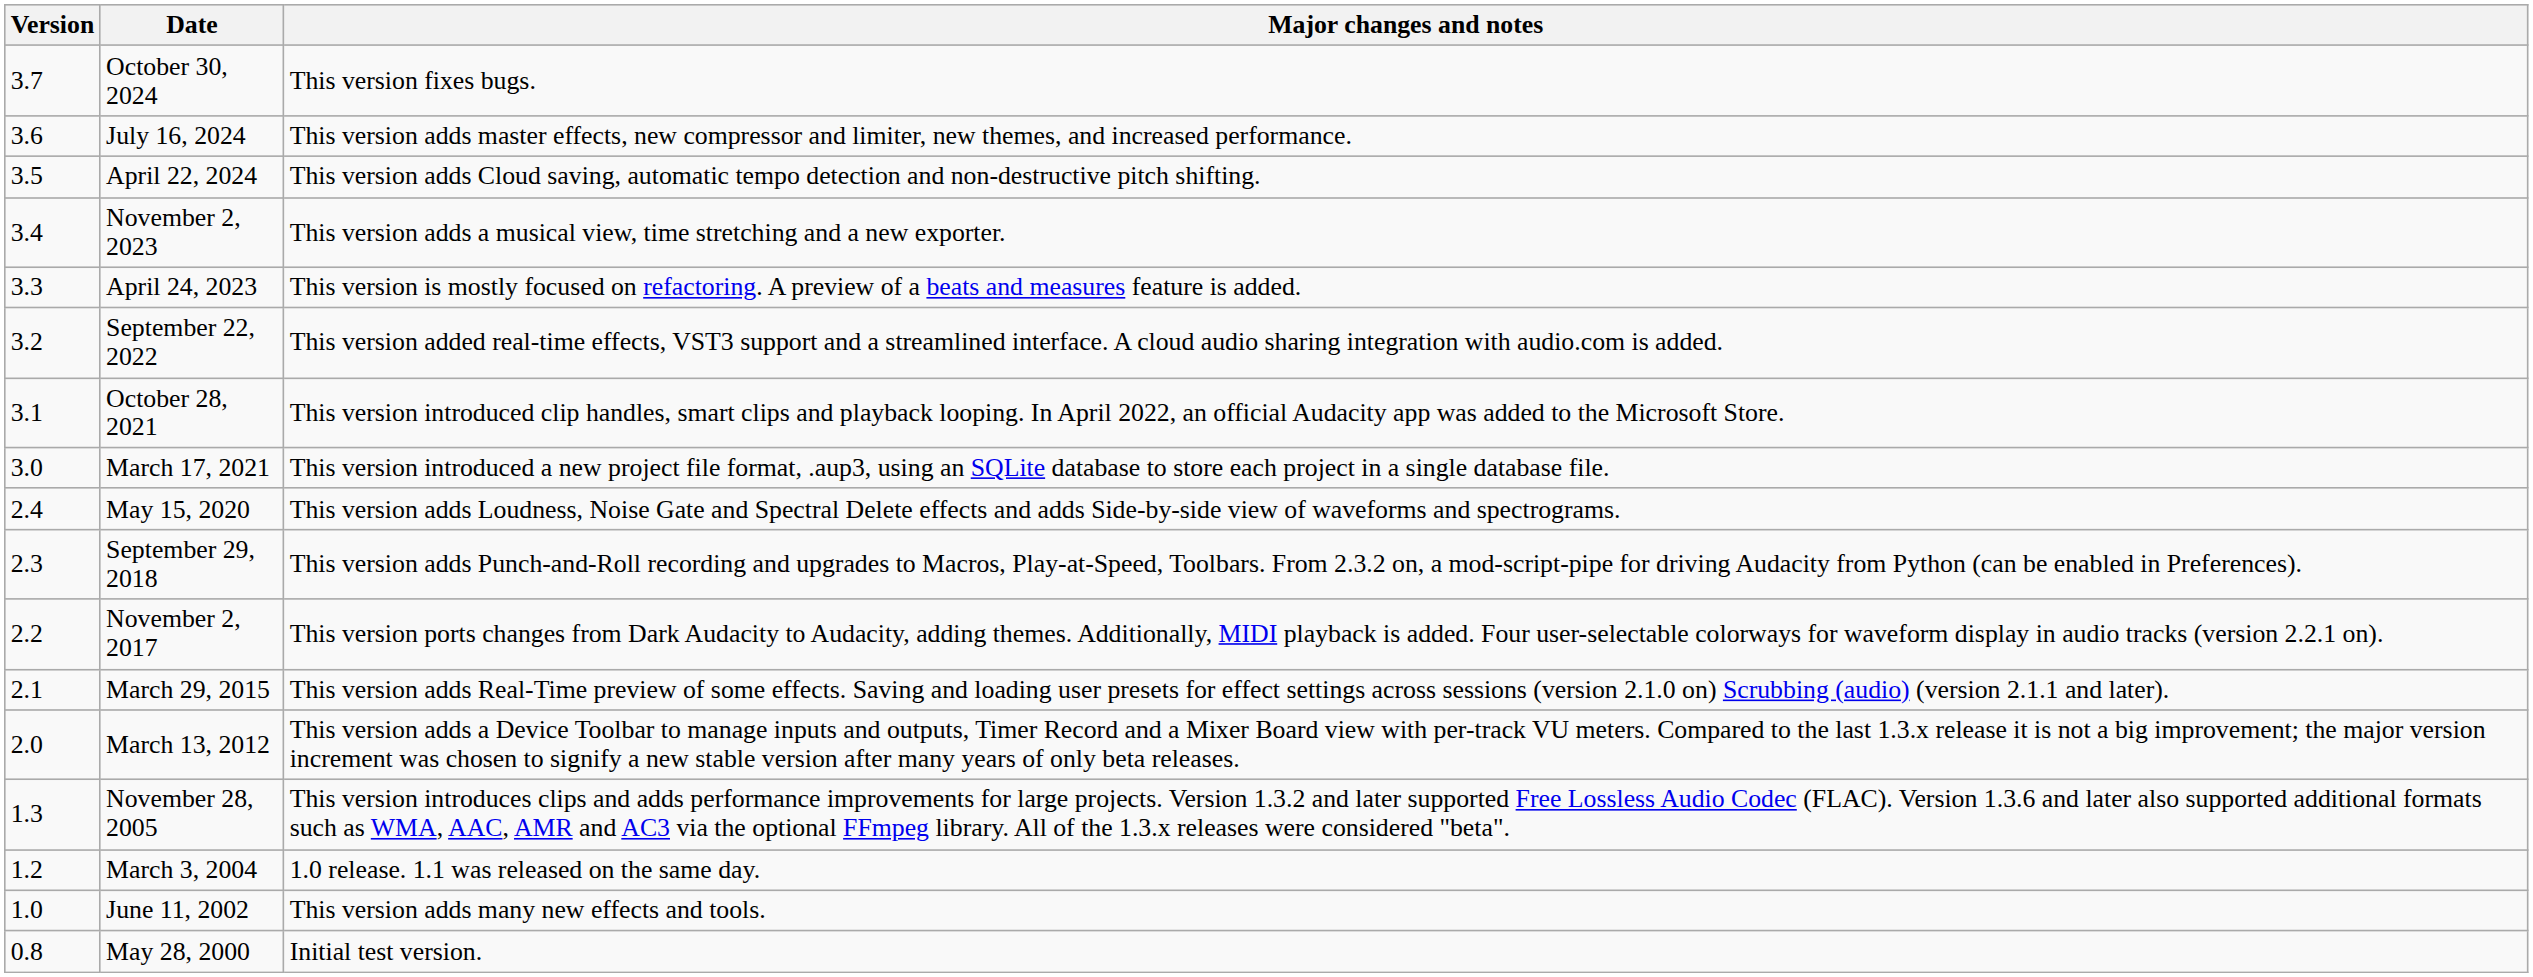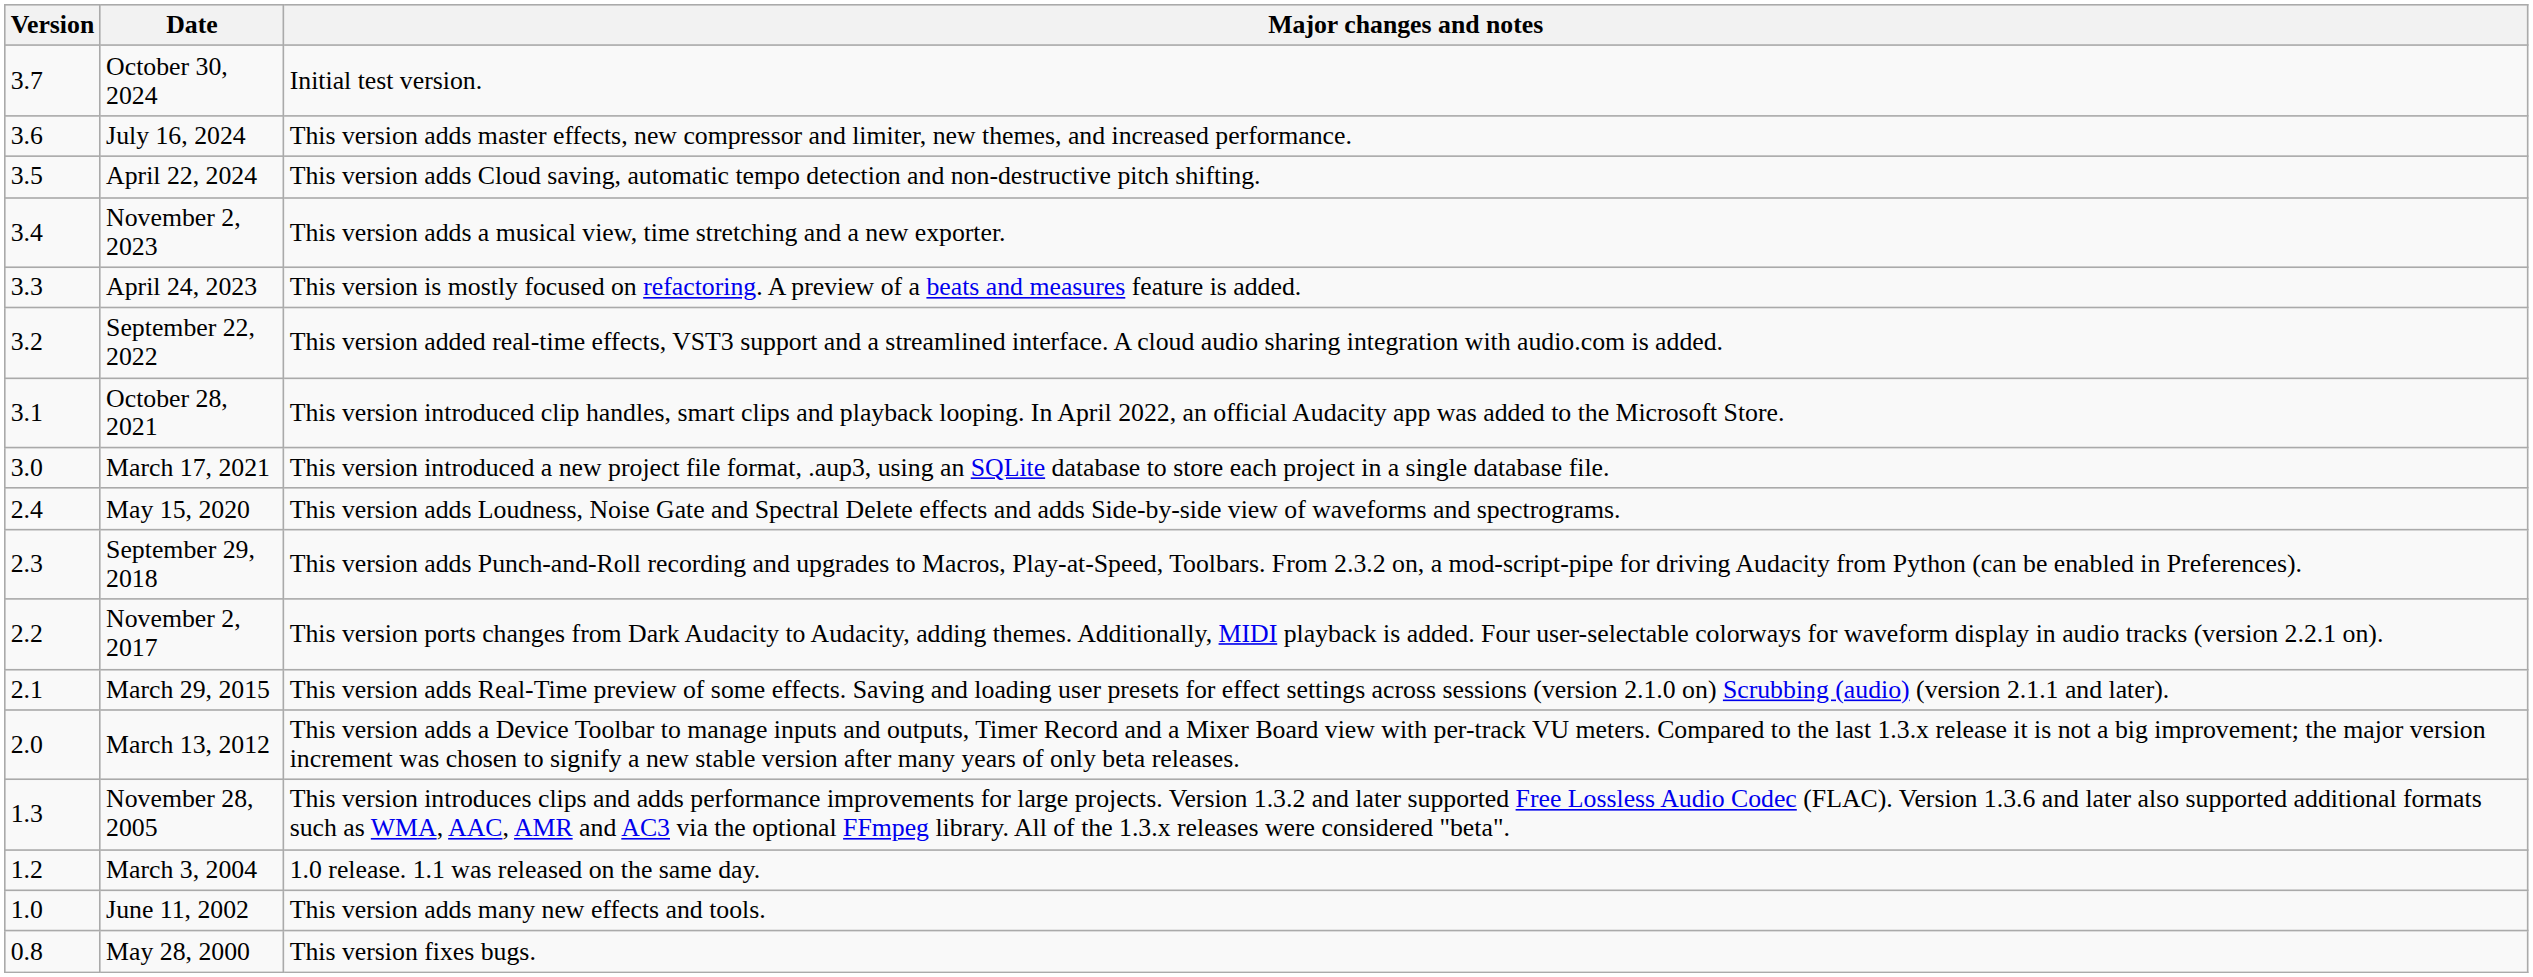(413, 80) This version fixes bugs. -> (386, 80) Initial test version.
(386, 951) Initial test version. -> (413, 951) This version fixes bugs.
